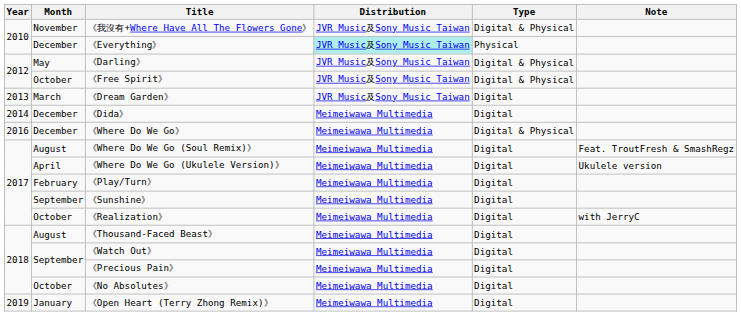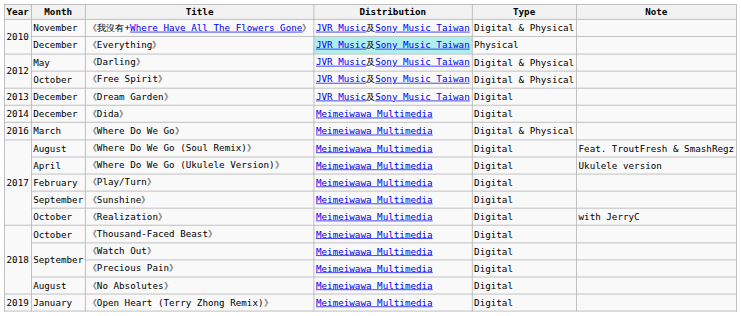(47, 97) March -> (55, 97) December
(55, 131) December -> (47, 131) March
(50, 234) August -> (53, 234) October
(53, 286) October -> (50, 286) August
